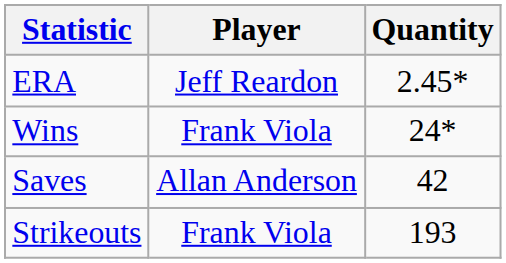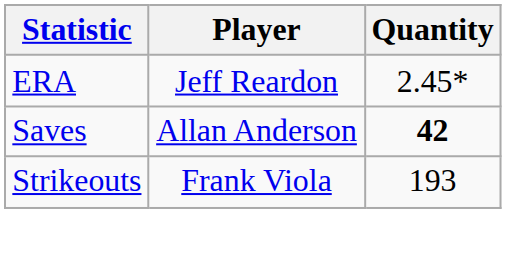- row: (45, 130)
(433, 181) normal -> (433, 130) bold
